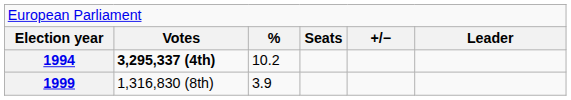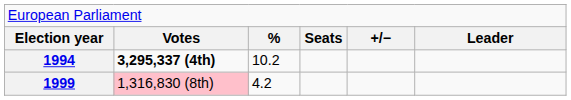(165, 83) no background -> (165, 83) pink background
(262, 83) 3.9 -> (262, 83) 4.2
